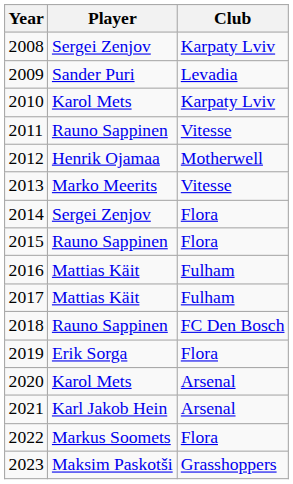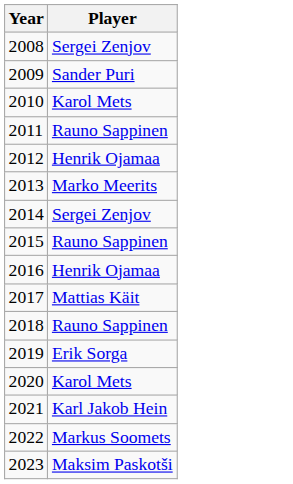- column: (233, 18)
(96, 269) Mattias Käit -> (106, 269) Henrik Ojamaa
